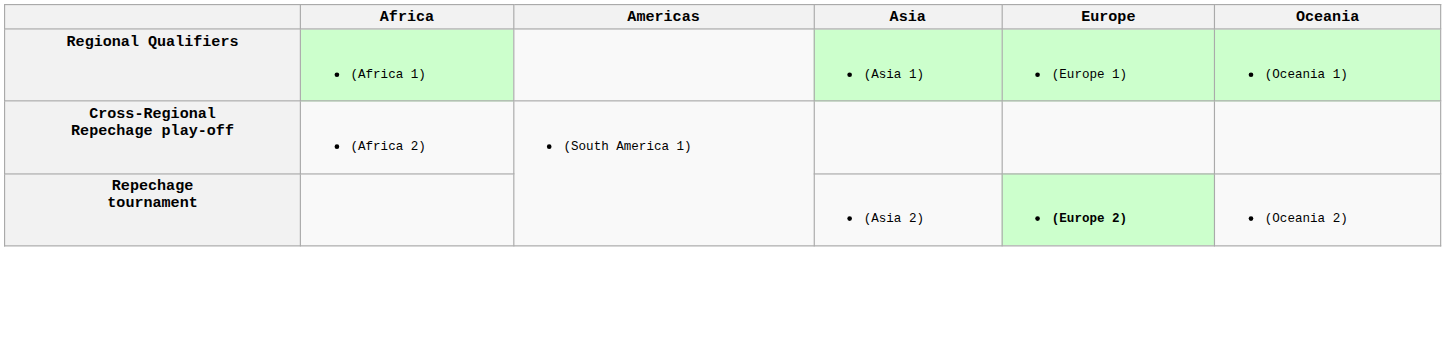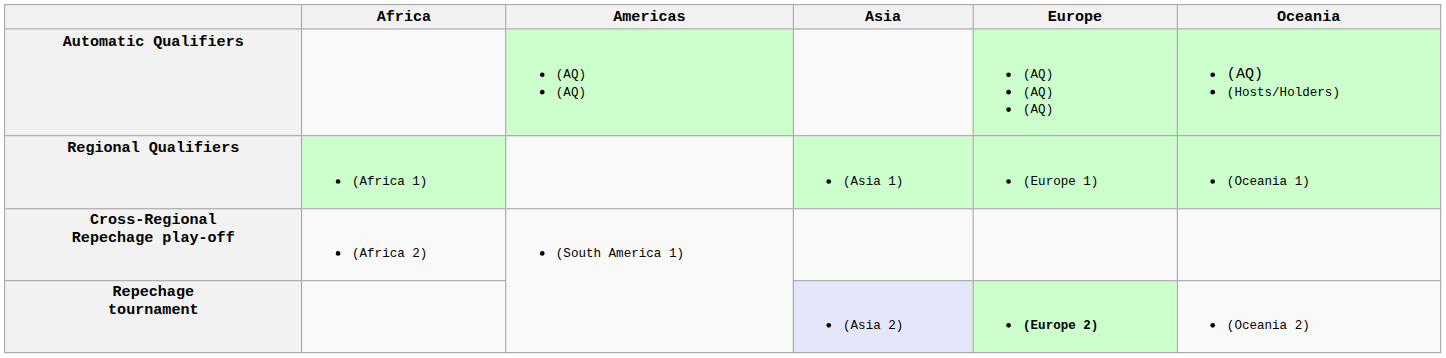+ row: (153, 41)
(908, 218) no background -> (883, 325) lavender background
